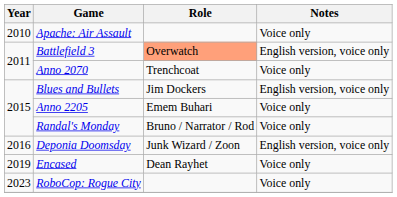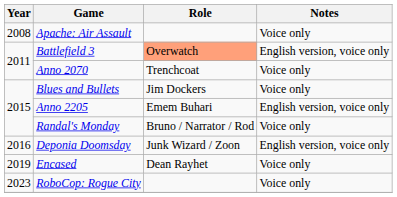(19, 32) 2010 -> (19, 32) 2008
(324, 88) English version, voice only -> (285, 88) Voice only
(285, 107) Voice only -> (324, 107) English version, voice only
